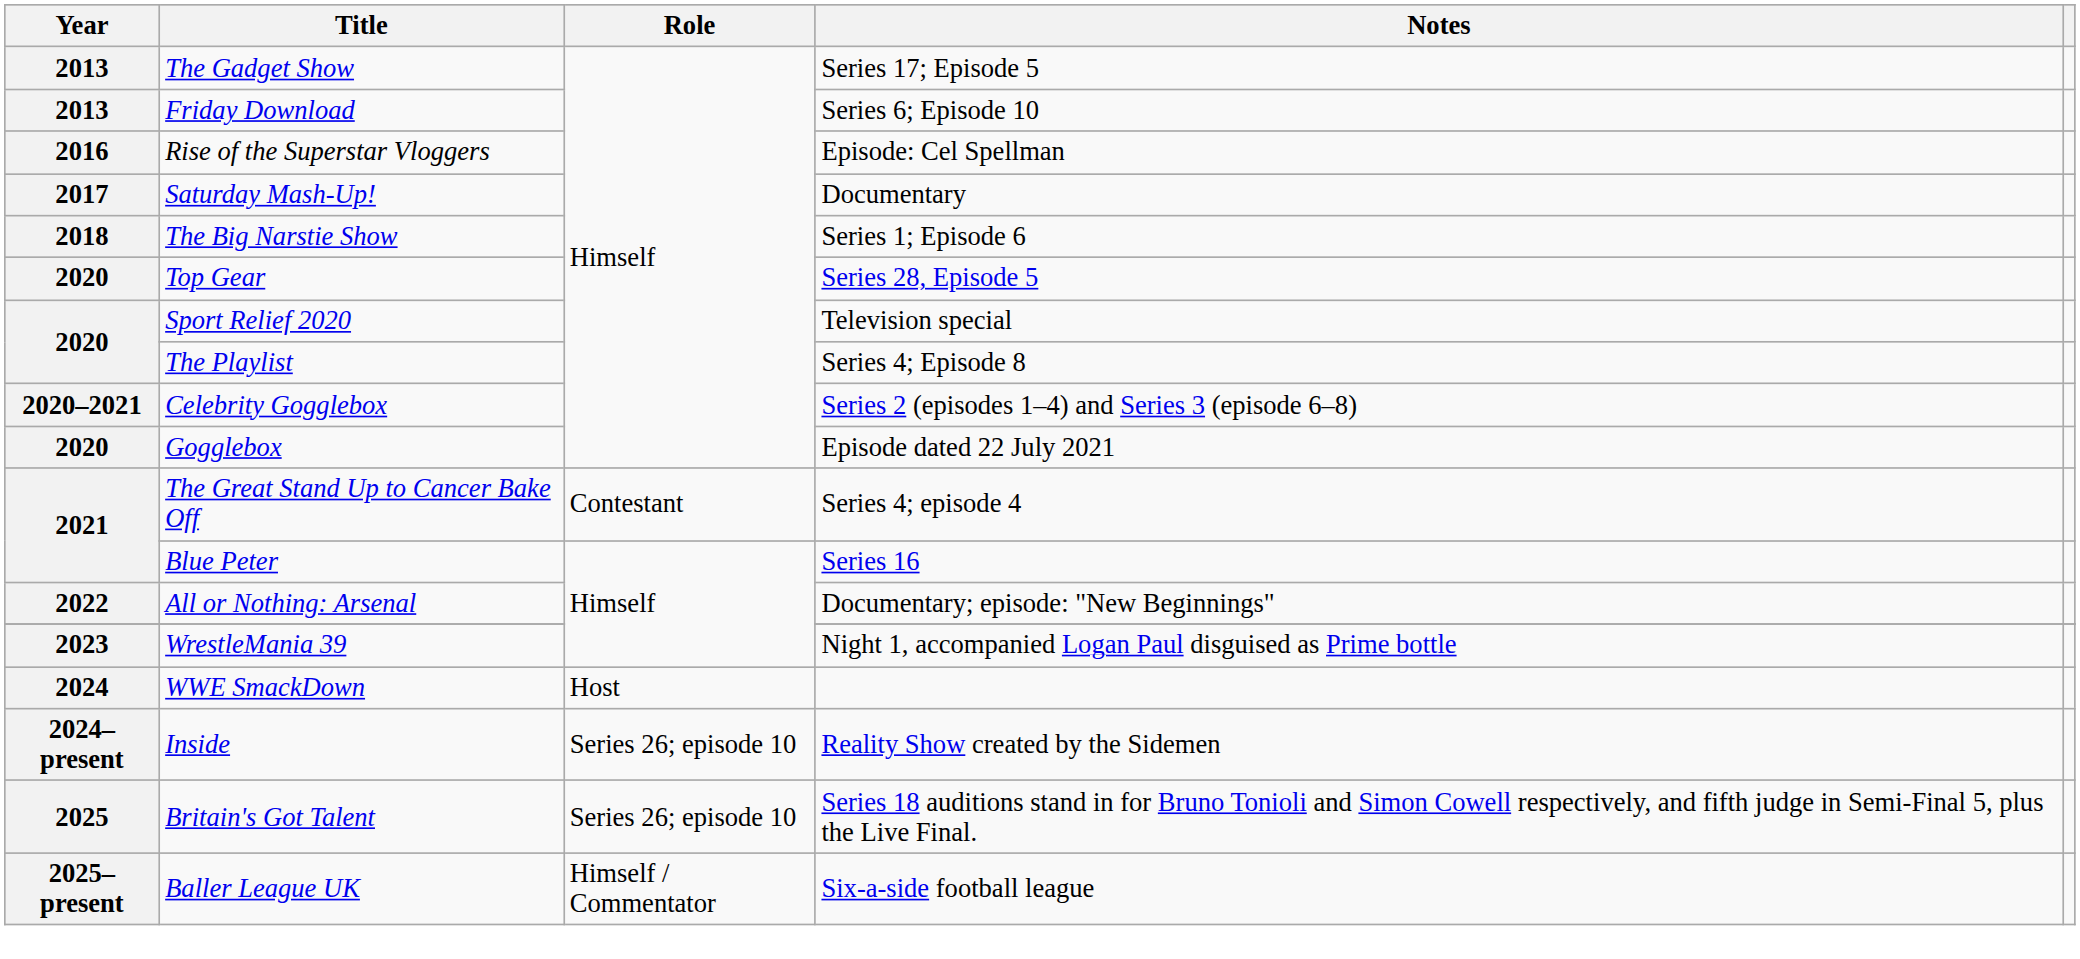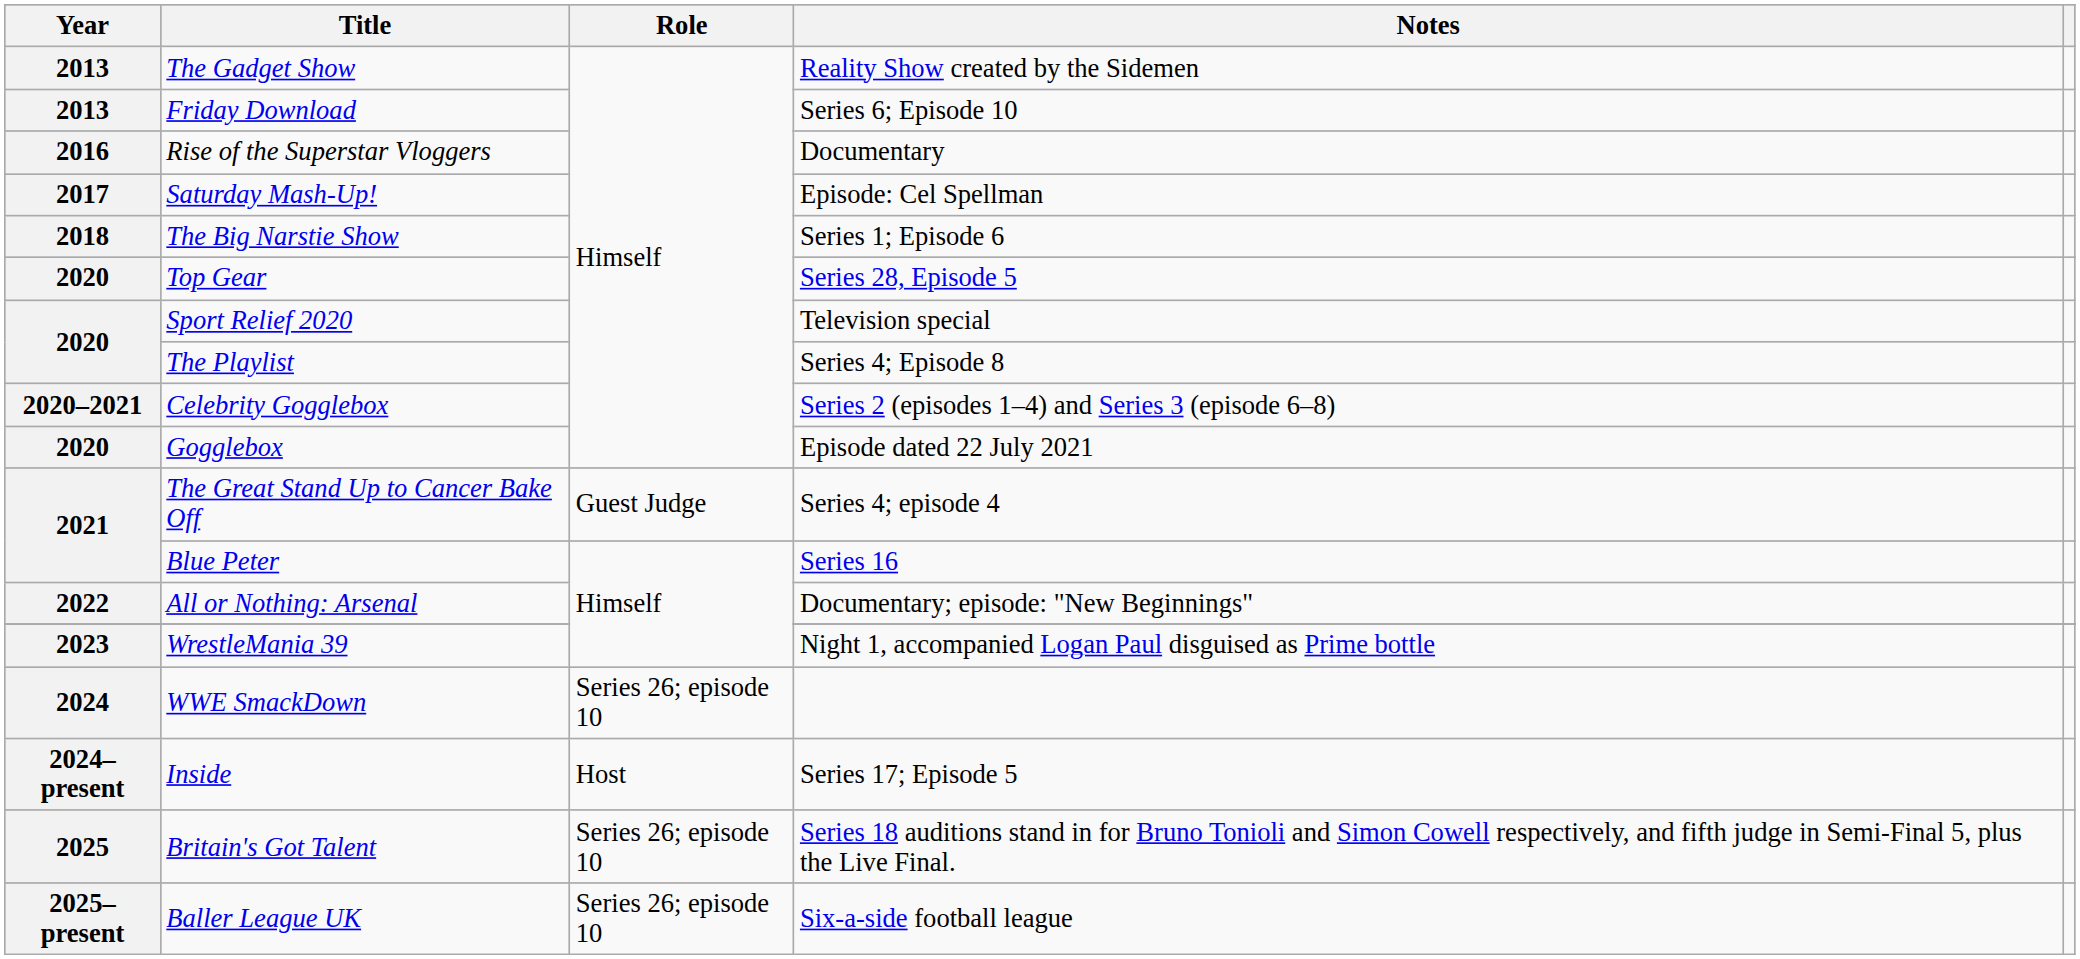(930, 67) Series 17; Episode 5 -> (999, 67) Reality Show created by the Sidemen
(943, 151) Episode: Cel Spellman -> (872, 151) Documentary
(894, 194) Documentary -> (922, 194) Episode: Cel Spellman
(627, 503) Contestant -> (641, 503) Guest Judge
(595, 687) Host -> (672, 702) Series 26; episode 10
(683, 744) Series 26; episode 10 -> (601, 774) Host
(1021, 744) Reality Show created by the Sidemen -> (909, 774) Series 17; Episode 5
(643, 888) Himself / Commentator -> (672, 918) Series 26; episode 10
